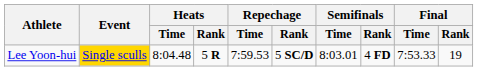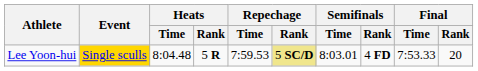(294, 56) no background -> (294, 56) khaki background
(456, 56) 19 -> (456, 56) 20
